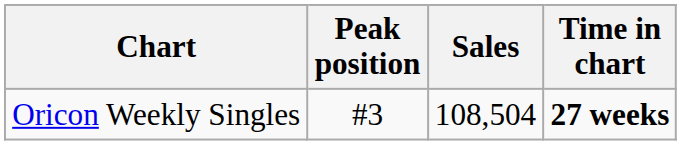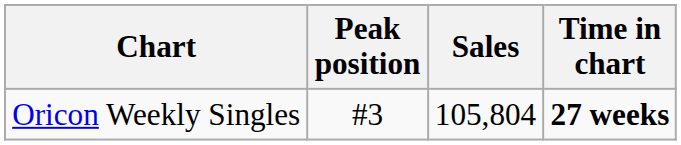(485, 113) 108,504 -> (485, 113) 105,804
